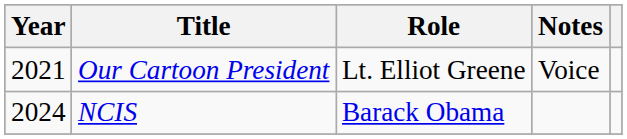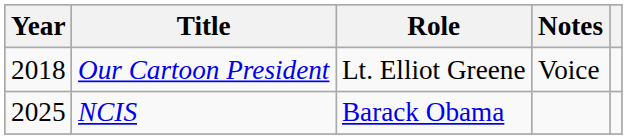(38, 69) 2021 -> (38, 69) 2018
(38, 112) 2024 -> (38, 112) 2025
